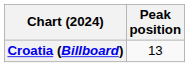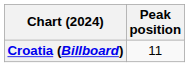(155, 51) 13 -> (155, 51) 11
